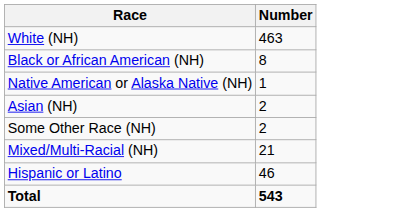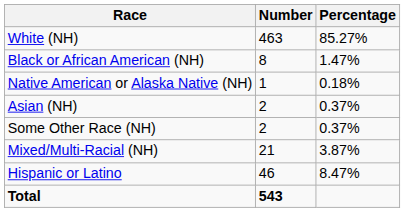+ column: (358, 15)
